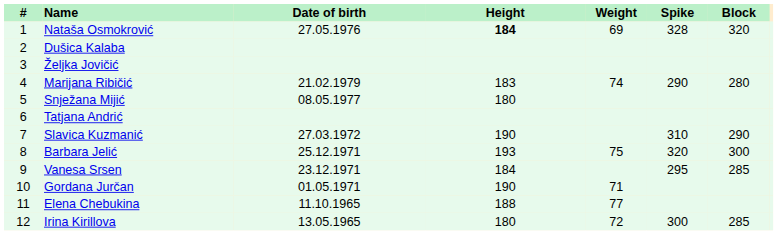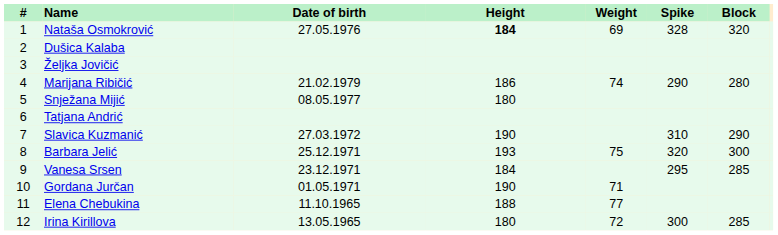(505, 82) 183 -> (505, 82) 186
